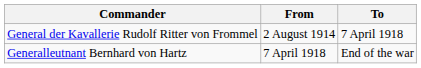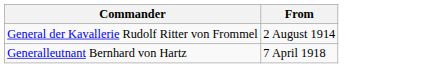- column: (377, 14)
